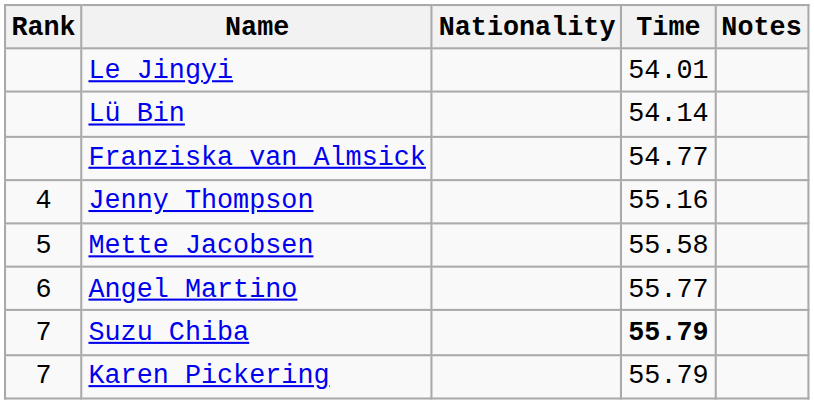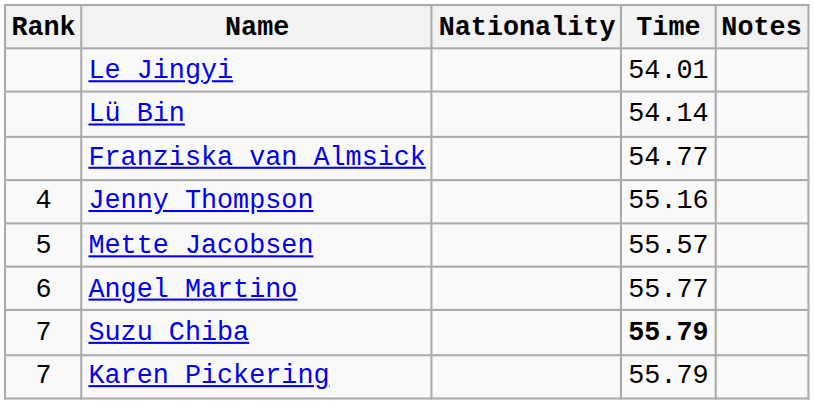(668, 245) 55.58 -> (668, 245) 55.57
